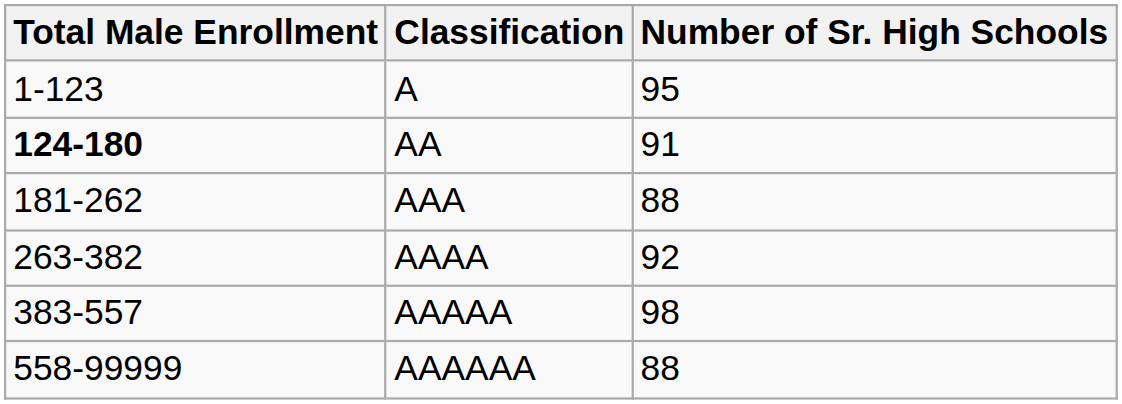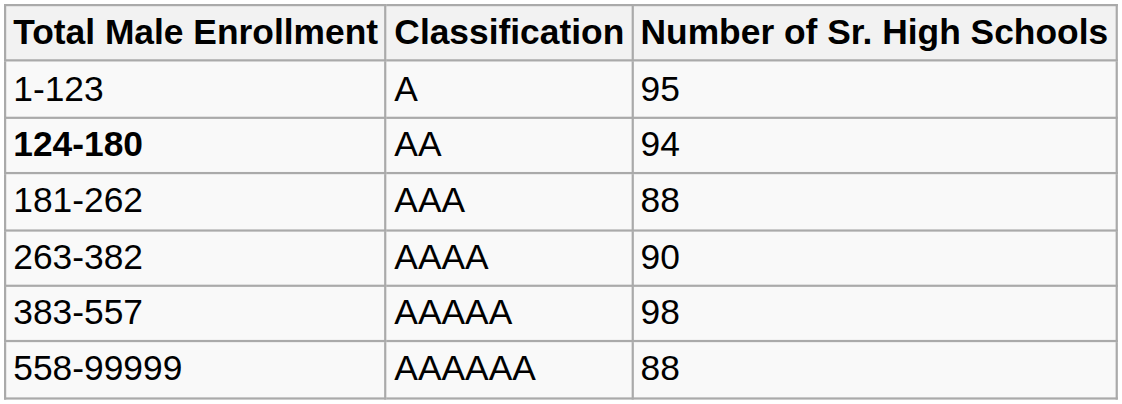(660, 144) 91 -> (660, 144) 94
(660, 256) 92 -> (660, 256) 90
